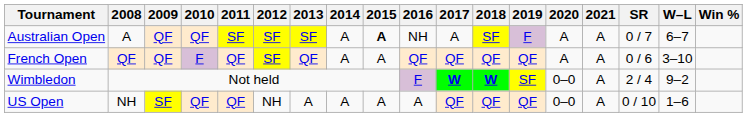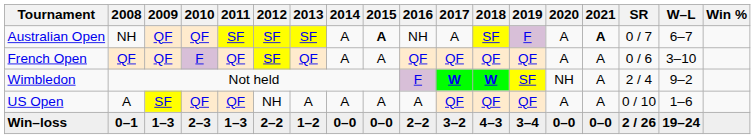(126, 36) A -> (126, 36) NH
(601, 36) normal -> (601, 36) bold
(564, 79) 0–0 -> (564, 79) NH
(126, 101) NH -> (126, 101) A
(564, 101) 0–0 -> (564, 101) A
+ row: (37, 123)
